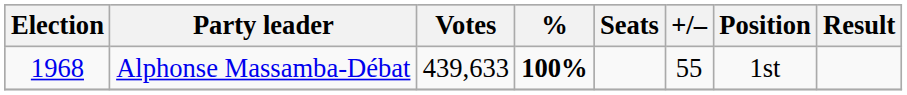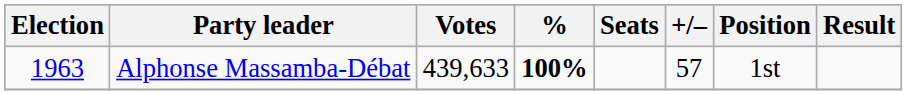(57, 67) 1968 -> (57, 67) 1963
(689, 67) 55 -> (689, 67) 57
